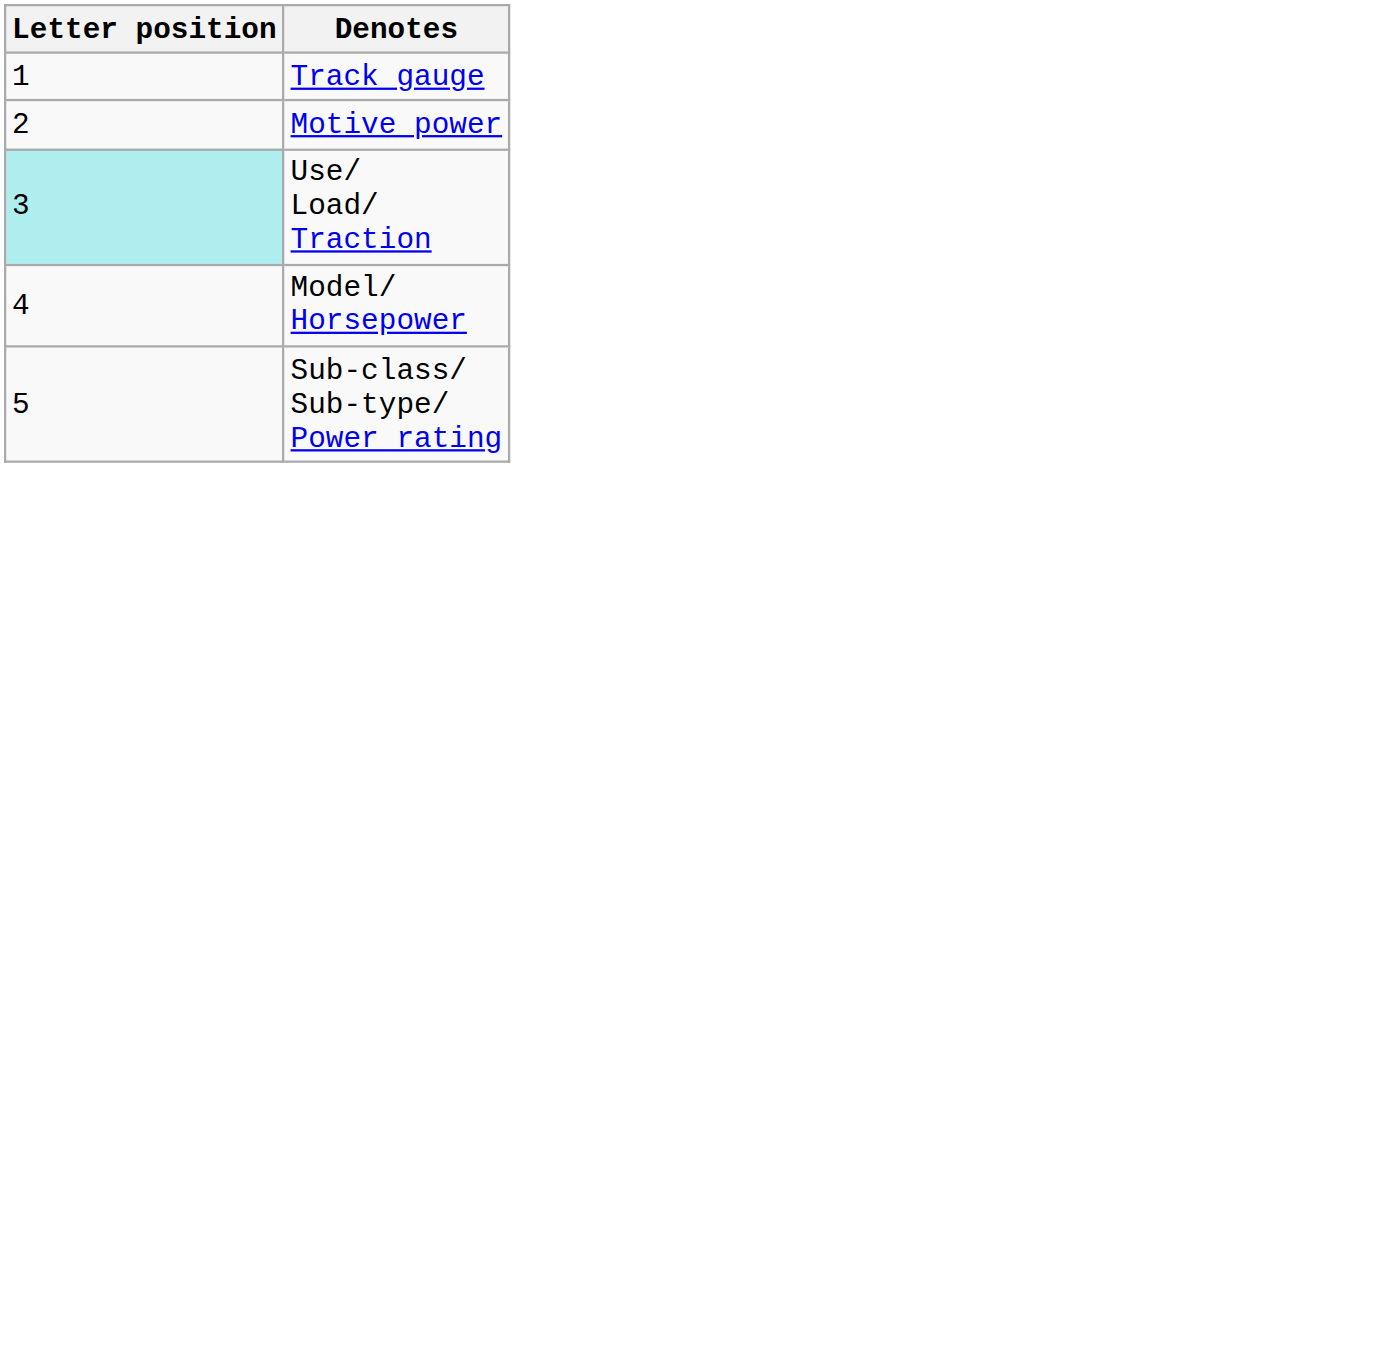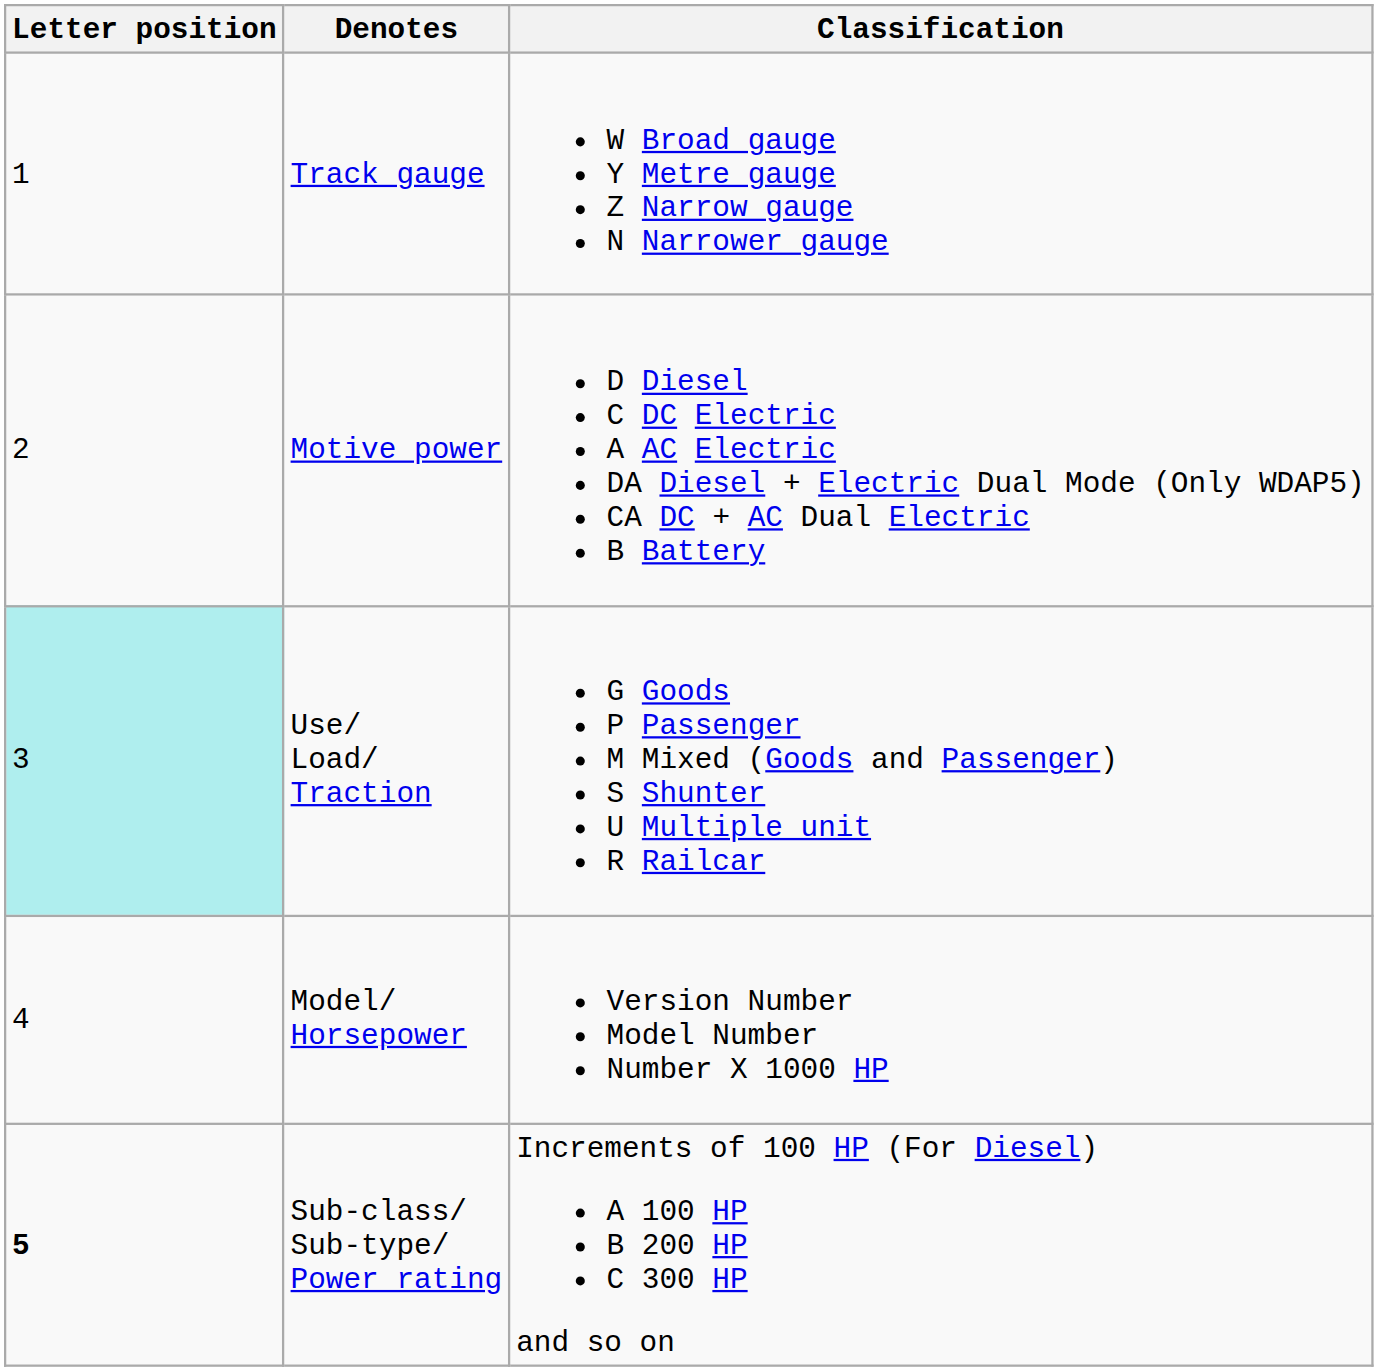+ column: (940, 29)
(21, 404) normal -> (21, 1245) bold
